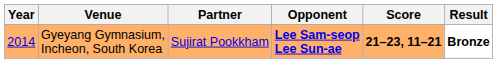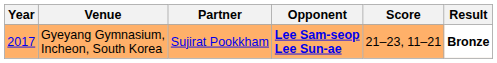(21, 41) 2014 -> (21, 41) 2017
(404, 41) bold -> (403, 41) normal
